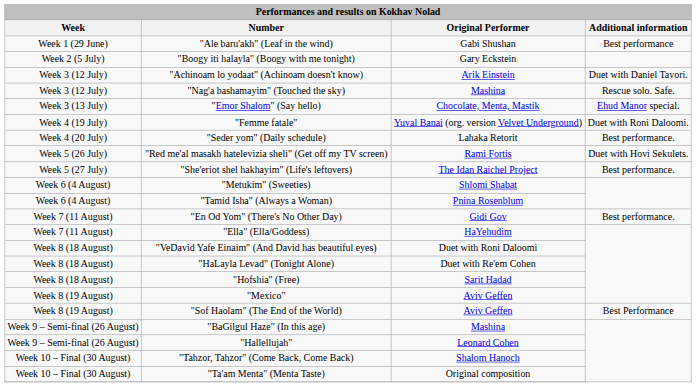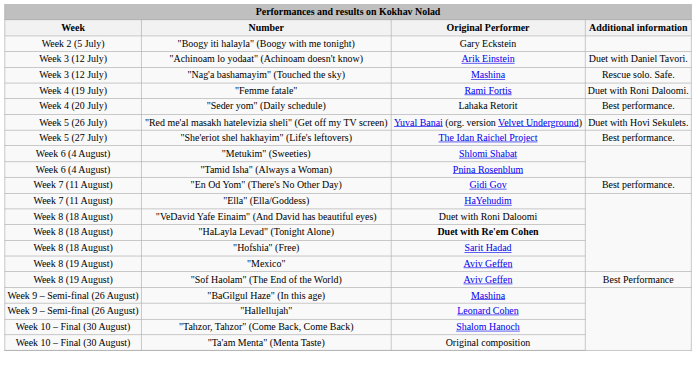- row: (266, 43)
- row: (266, 106)
(488, 122) Yuval Banai (org. version Velvet Underground) -> (488, 91) Rami Fortis
(488, 153) Rami Fortis -> (488, 122) Yuval Banai (org. version Velvet Underground)
(488, 264) normal -> (488, 232) bold
